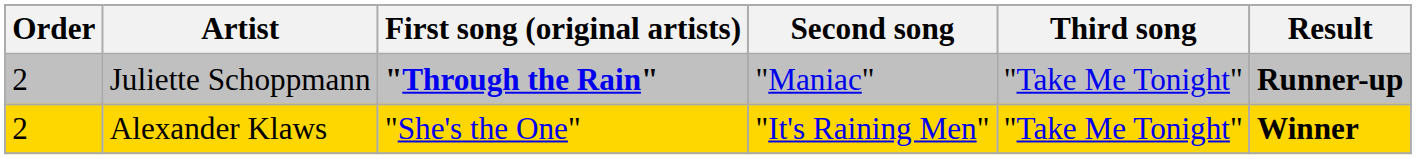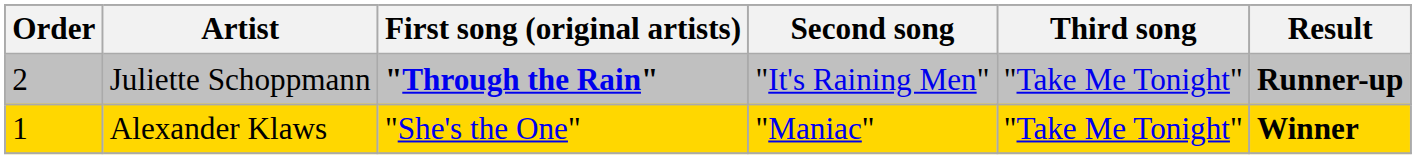(815, 78) "Maniac" -> (872, 78) "It's Raining Men"
(20, 128) 2 -> (20, 128) 1
(872, 128) "It's Raining Men" -> (815, 128) "Maniac"
